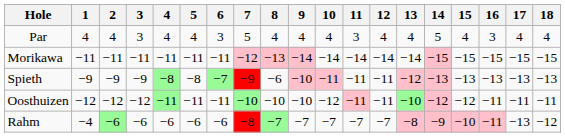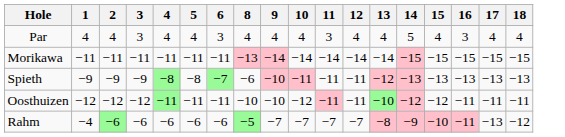- column: (247, 15)
(274, 121) −7 -> (247, 121) −5
